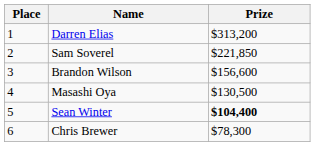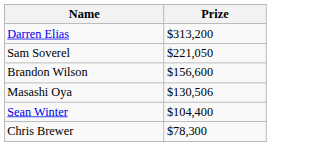- column: (26, 14)
(234, 53) $221,850 -> (190, 53) $221,050
(234, 92) $130,500 -> (190, 92) $130,506
(234, 111) bold -> (190, 111) normal
